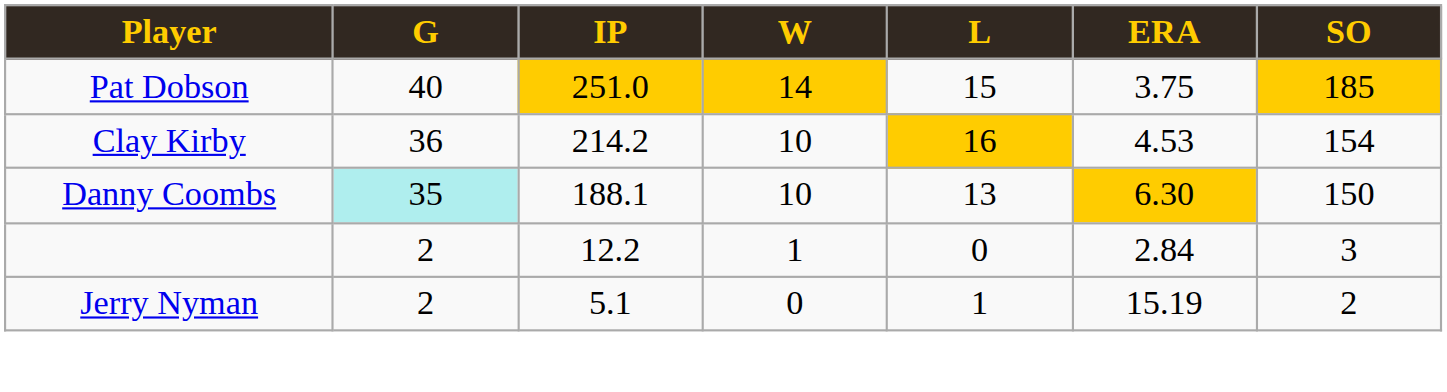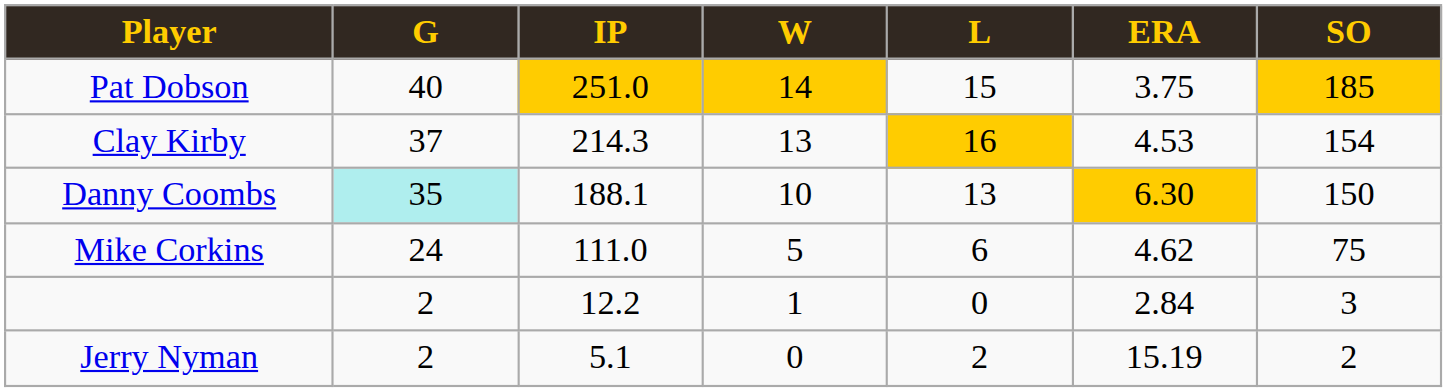(426, 140) 36 -> (426, 140) 37
(610, 140) 214.2 -> (610, 140) 214.3
(795, 140) 10 -> (795, 140) 13
+ row: (169, 248)
(980, 303) 1 -> (980, 357) 2
